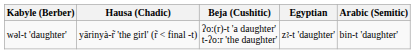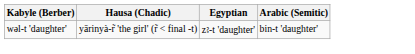- column: (240, 12)
